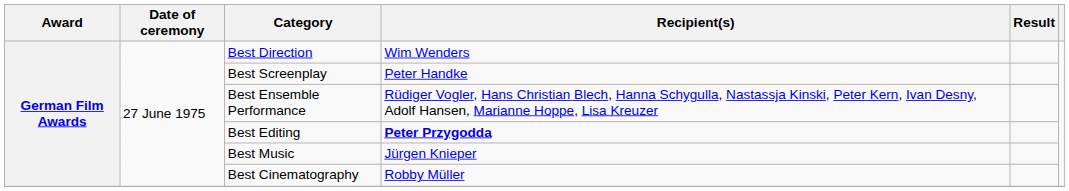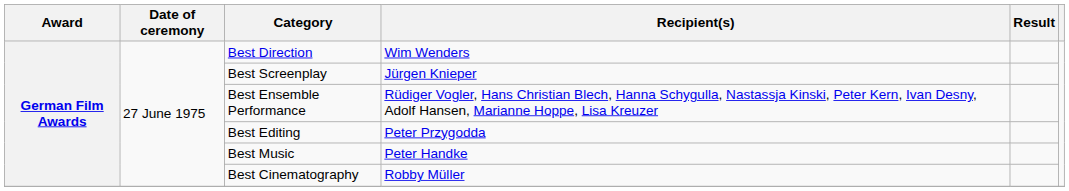(426, 73) Peter Handke -> (430, 73) Jürgen Knieper
(438, 132) bold -> (435, 132) normal
(430, 153) Jürgen Knieper -> (426, 153) Peter Handke
